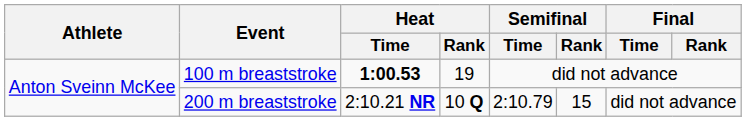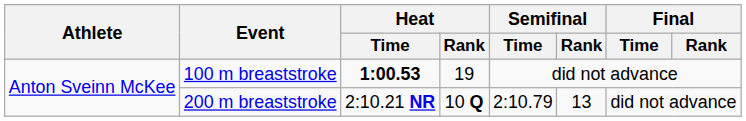(582, 102) 15 -> (582, 102) 13
